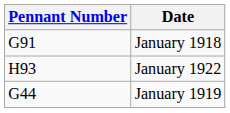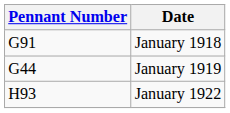rows swapped: (178, 94) <-> (178, 68)
